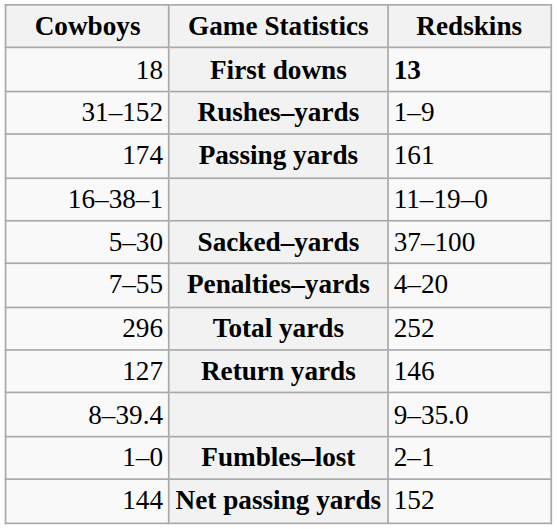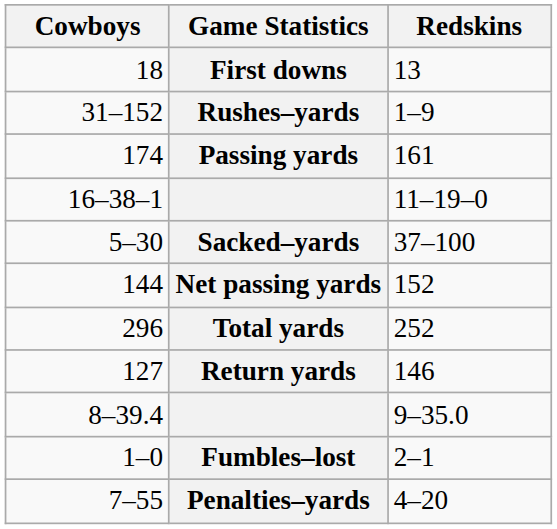(407, 69) bold -> (407, 69) normal
rows swapped: (143, 500) <-> (136, 284)
